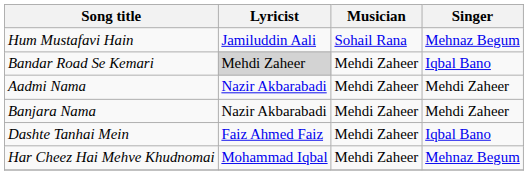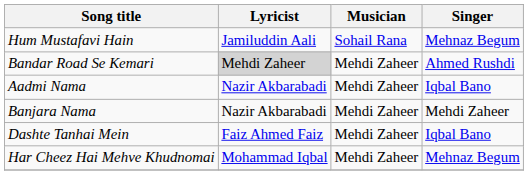(458, 63) Iqbal Bano -> (470, 63) Ahmed Rushdi
(467, 87) Mehdi Zaheer -> (458, 87) Iqbal Bano
